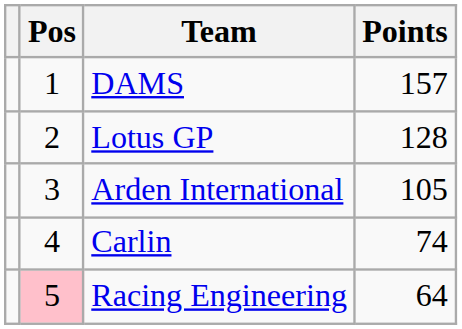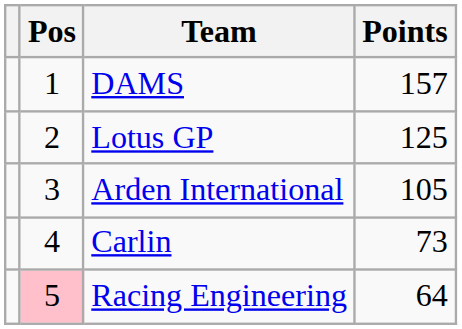(424, 136) 128 -> (424, 136) 125
(432, 242) 74 -> (432, 242) 73
